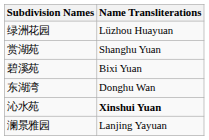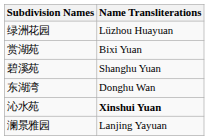(130, 50) Shanghu Yuan -> (120, 50) Bixi Yuan
(120, 69) Bixi Yuan -> (130, 69) Shanghu Yuan
